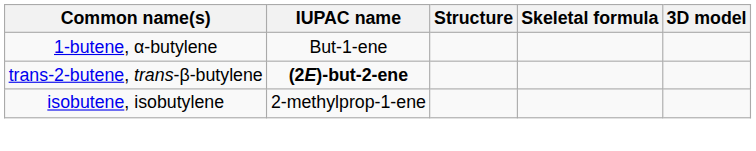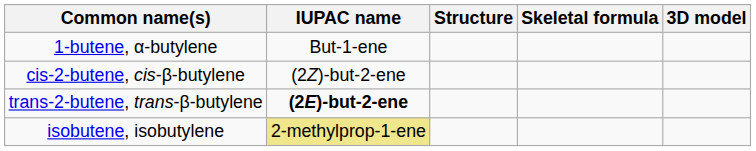+ row: (136, 74)
(348, 103) no background -> (348, 131) khaki background
